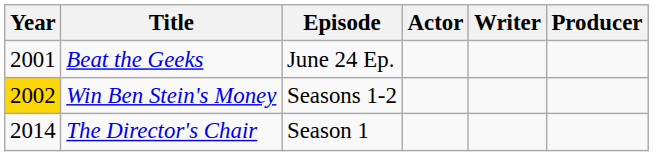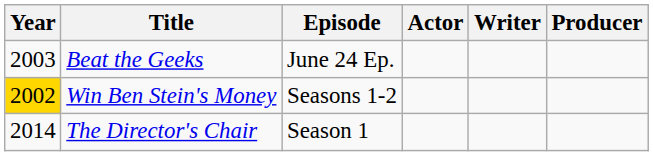(33, 58) 2001 -> (33, 58) 2003
